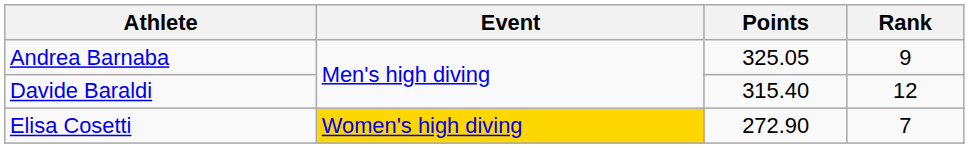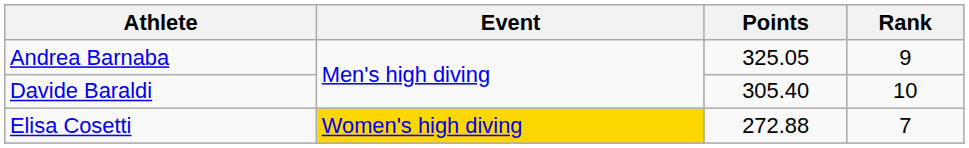(776, 92) 315.40 -> (776, 92) 305.40
(905, 92) 12 -> (905, 92) 10
(776, 126) 272.90 -> (776, 126) 272.88
